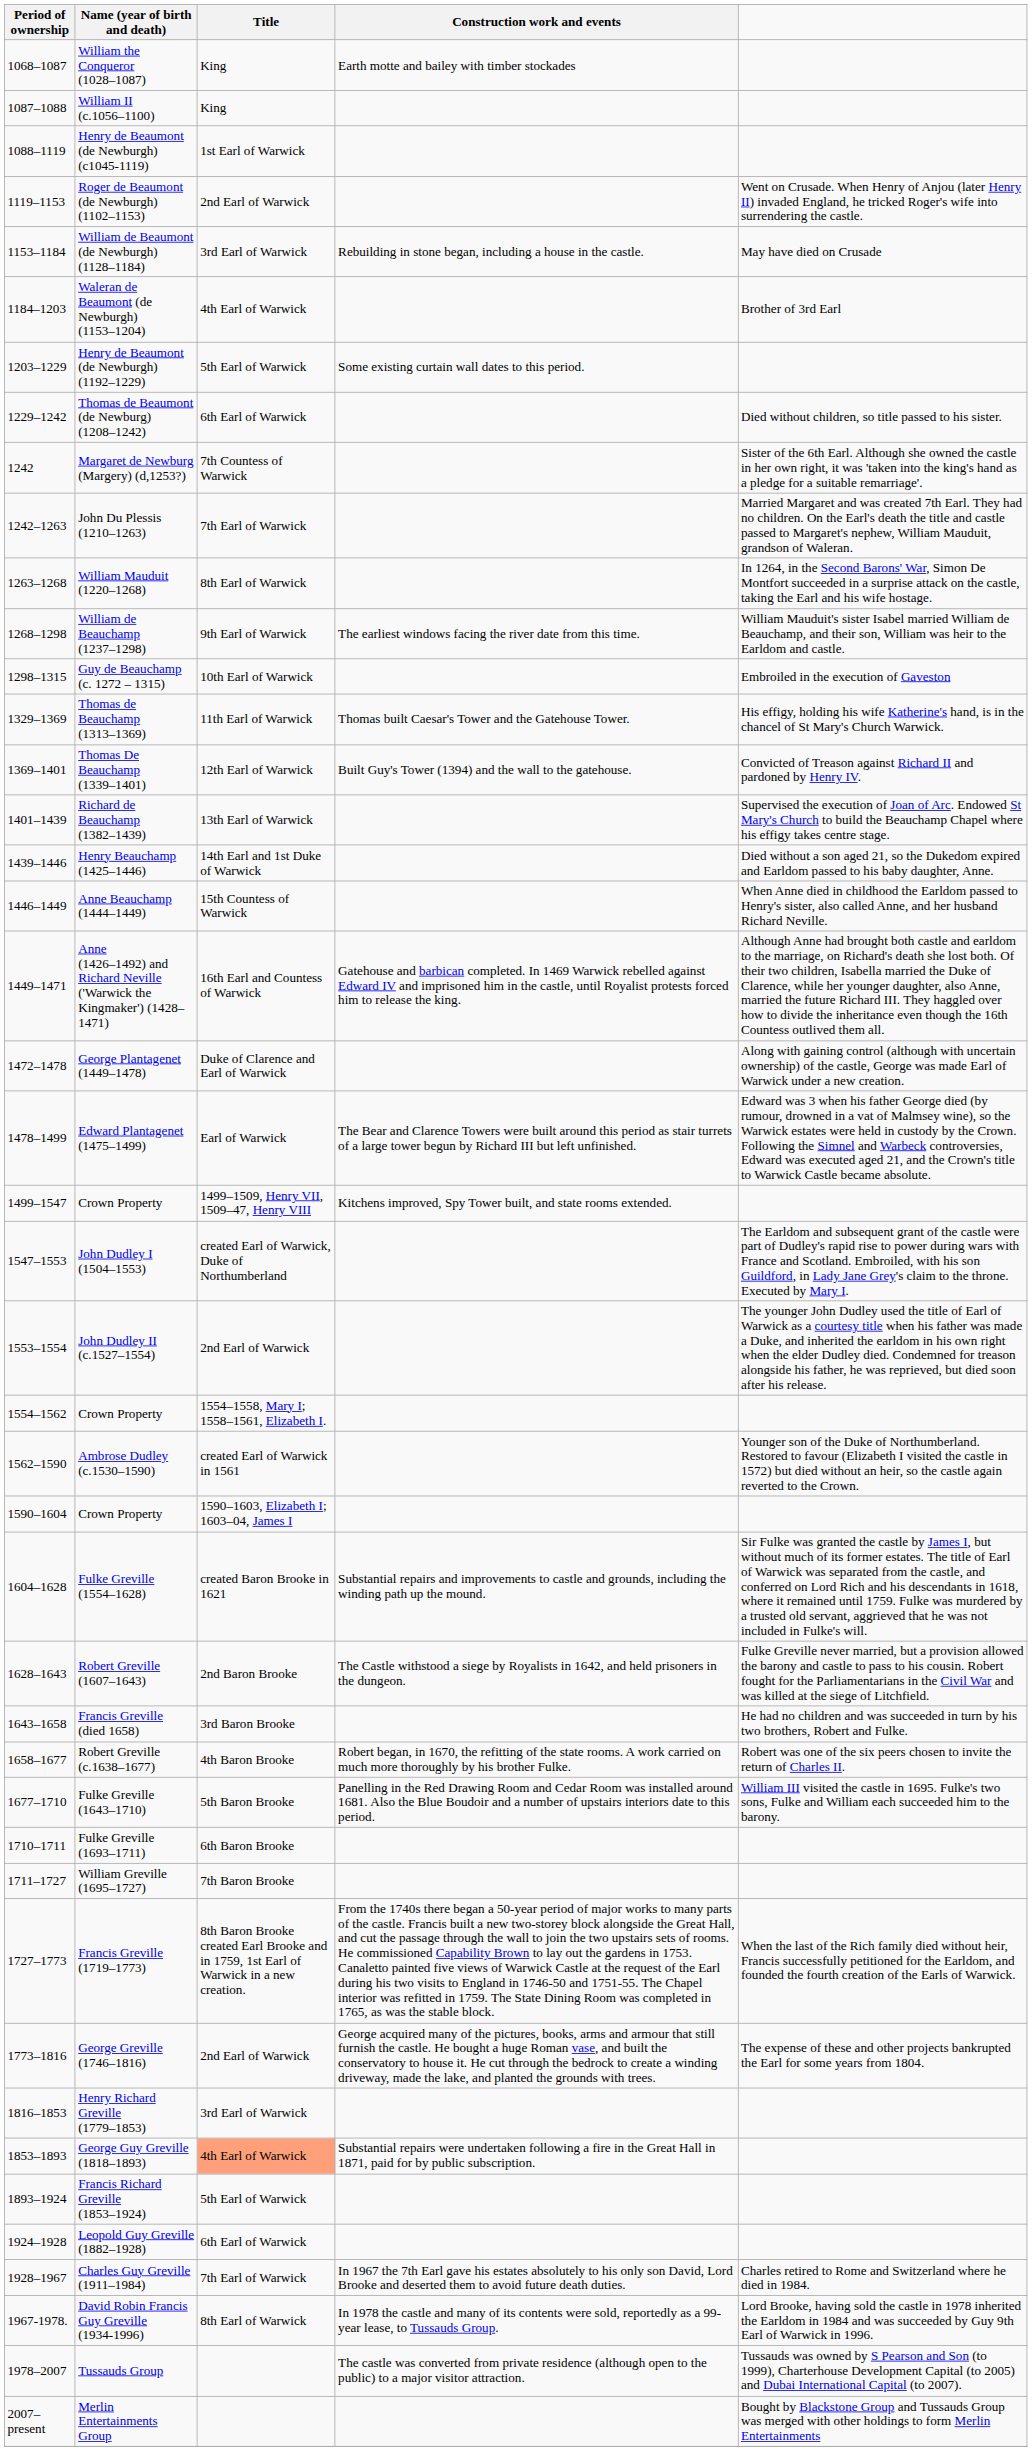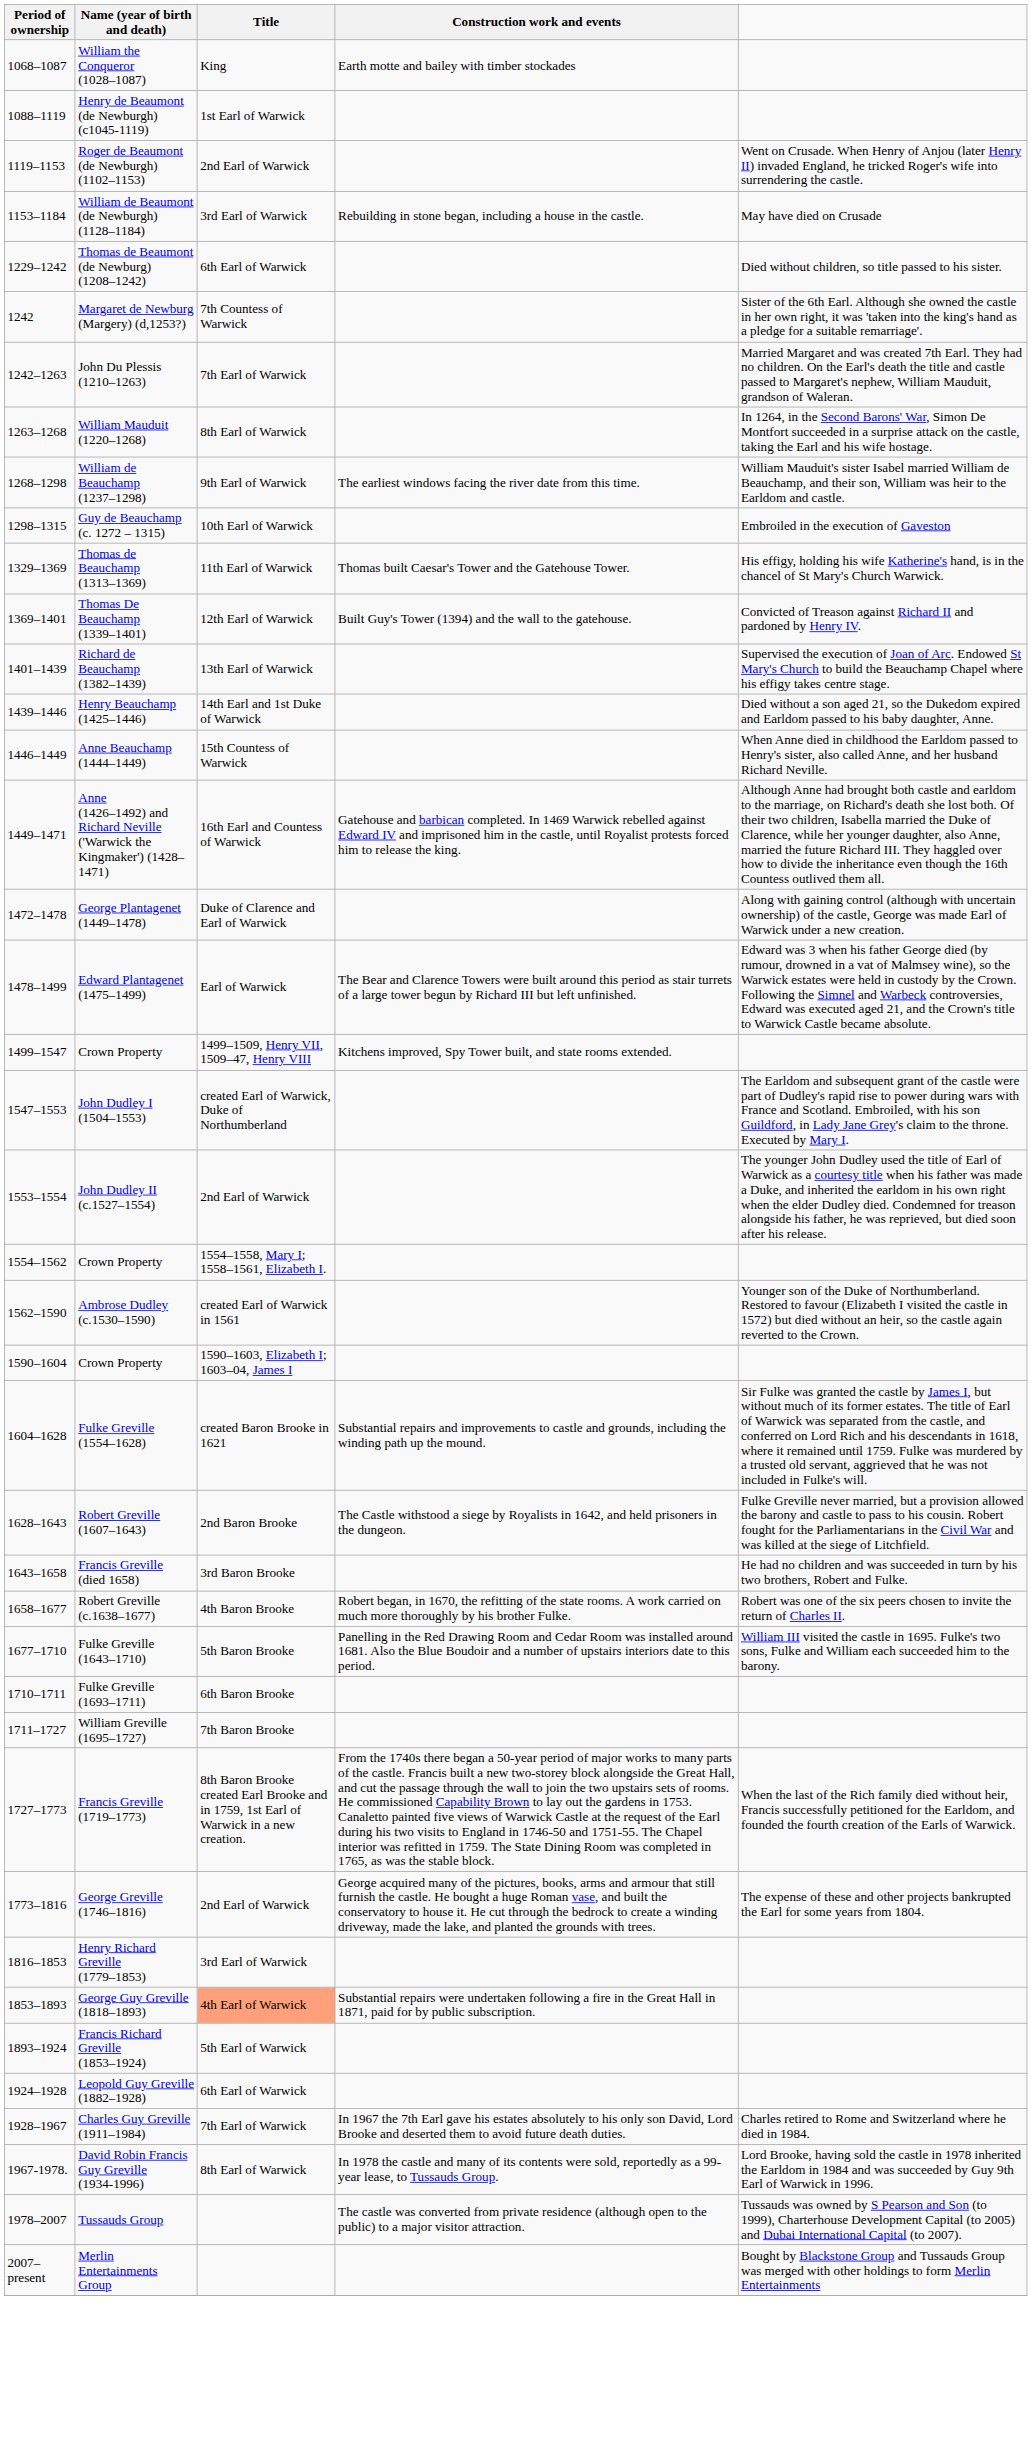- row: (37, 108)
- row: (37, 309)
- row: (37, 367)
